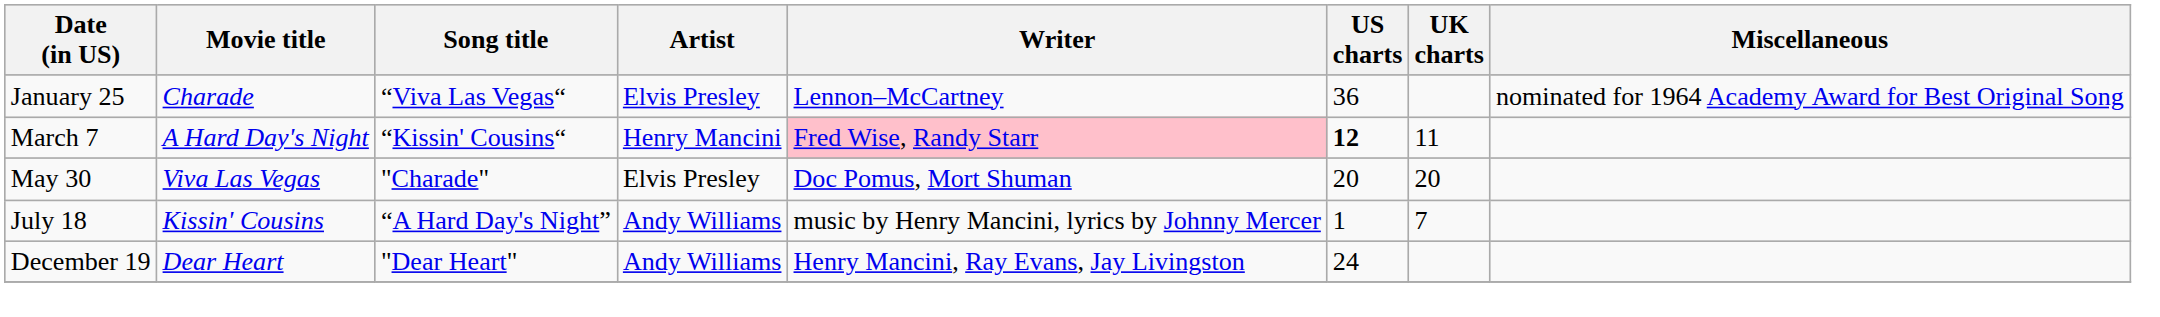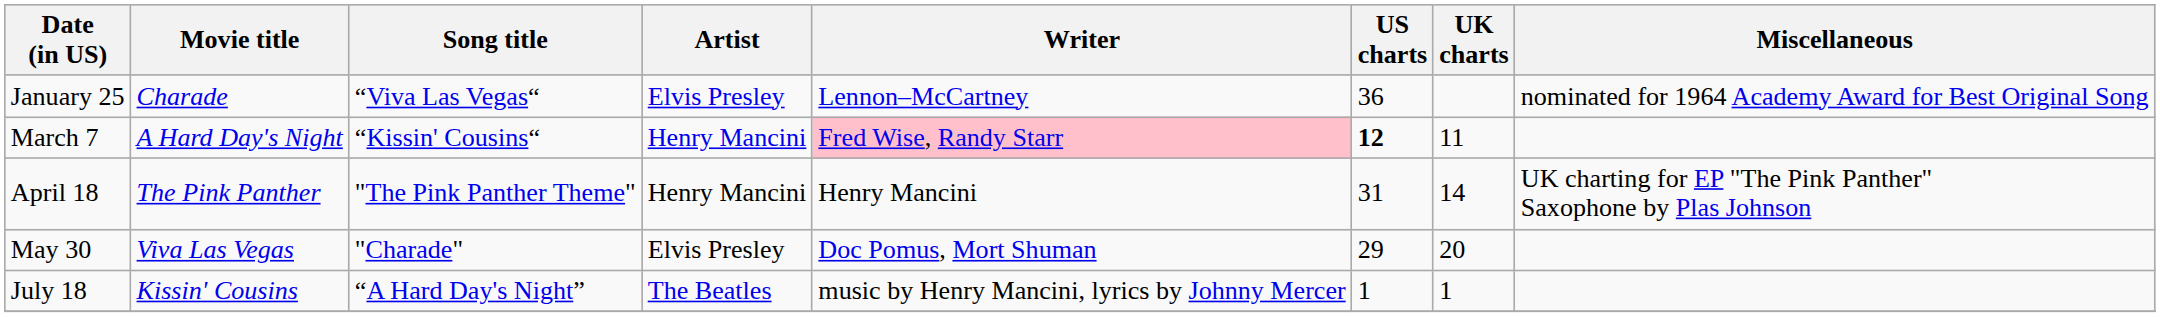+ row: (55, 193)
(1346, 178) 20 -> (1371, 249) 29
(702, 219) Andy Williams -> (710, 290) The Beatles
(1421, 219) 7 -> (1446, 290) 1
- row: (81, 261)
